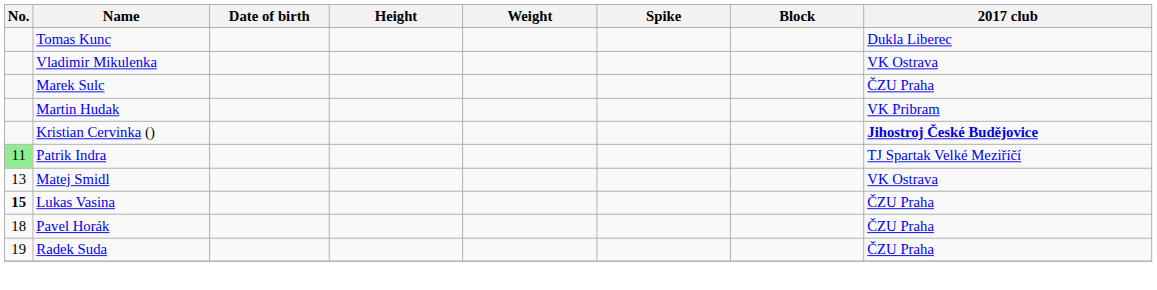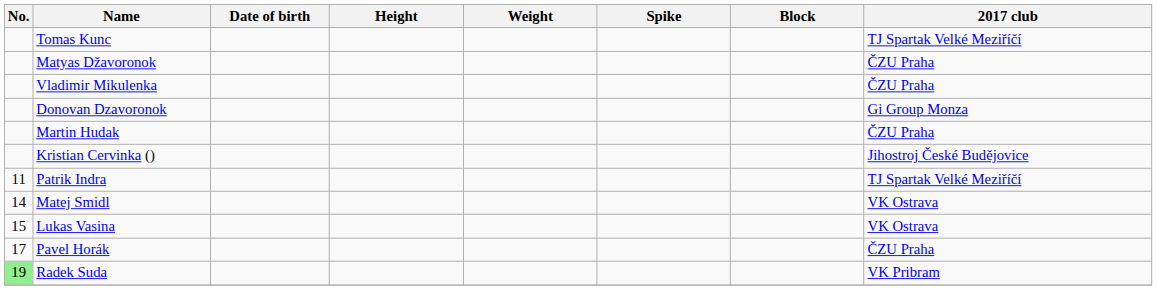(910, 39) Dukla Liberec -> (944, 39) TJ Spartak Velké Meziříčí
+ row: (96, 62)
(903, 62) VK Ostrava -> (901, 86) ČZU Praha
+ row: (102, 109)
- row: (70, 86)
(903, 109) VK Pribram -> (901, 132) ČZU Praha
(953, 132) bold -> (948, 156) normal
(19, 156) lightgreen background -> (19, 179) no background
(19, 179) 13 -> (19, 202) 14
(19, 202) bold -> (19, 226) normal
(901, 202) ČZU Praha -> (903, 226) VK Ostrava
(19, 226) 18 -> (19, 249) 17
(19, 249) no background -> (19, 272) lightgreen background
(901, 249) ČZU Praha -> (904, 272) VK Pribram
